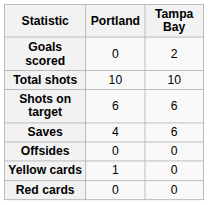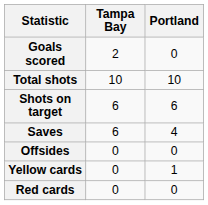columns swapped: (174, 20) <-> (115, 20)
